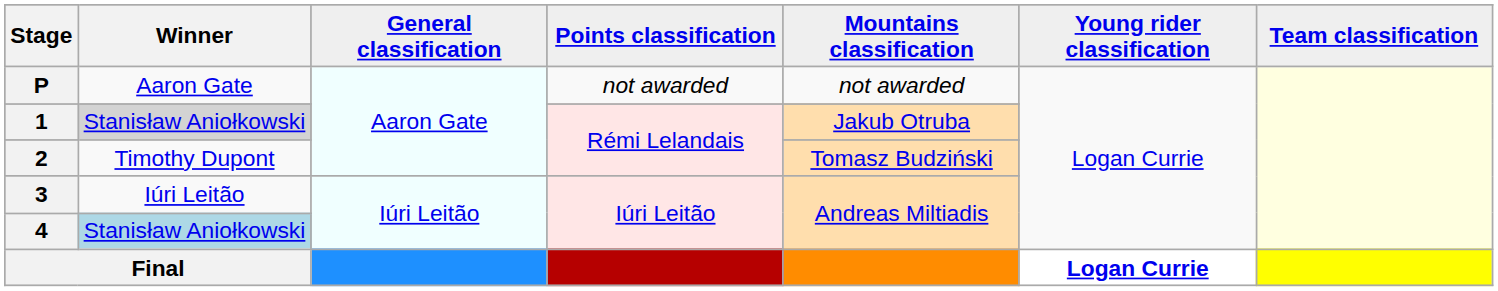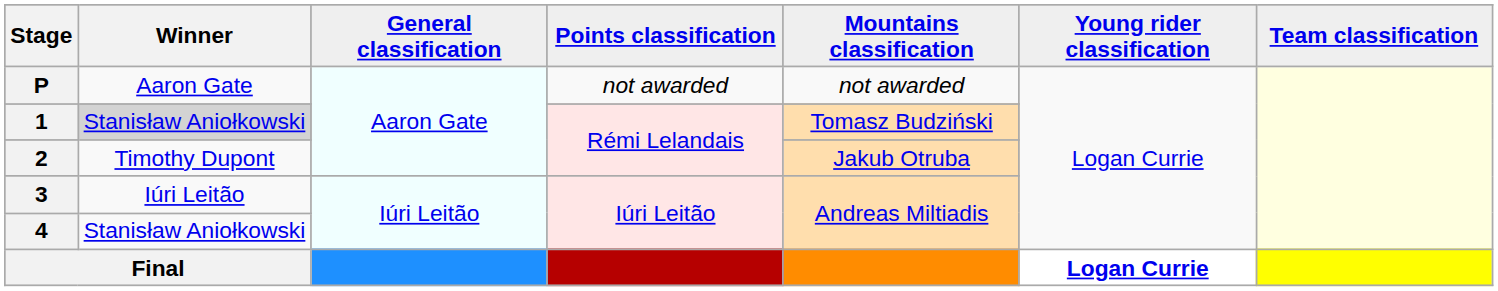(902, 122) Jakub Otruba -> (902, 122) Tomasz Budziński
(902, 158) Tomasz Budziński -> (902, 158) Jakub Otruba
(194, 231) lightblue background -> (194, 231) no background
